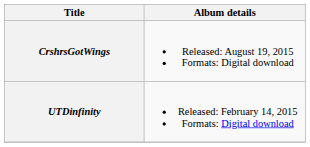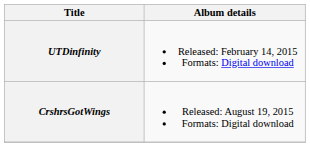rows swapped: (74, 112) <-> (74, 51)
